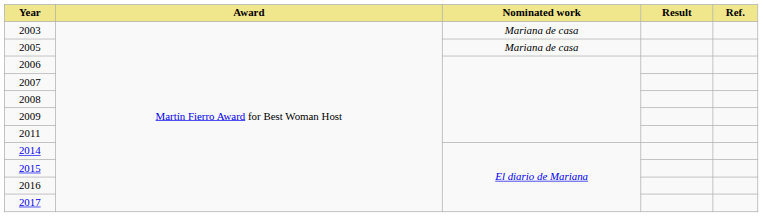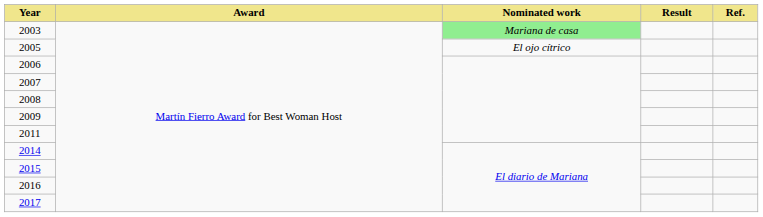(542, 30) no background -> (542, 30) lightgreen background
(542, 47) Mariana de casa -> (542, 47) El ojo cítrico
